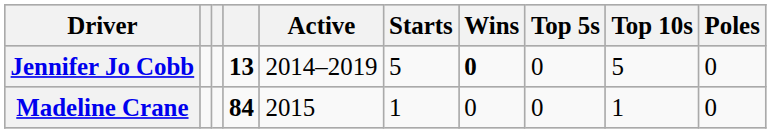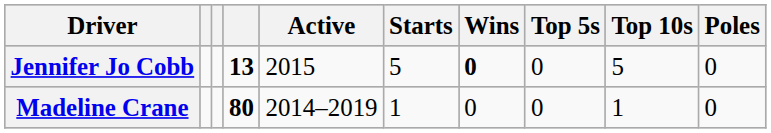(321, 66) 2014–2019 -> (290, 66) 2015
(241, 107) 84 -> (241, 107) 80
(290, 107) 2015 -> (321, 107) 2014–2019
